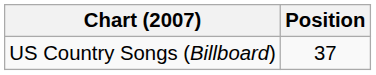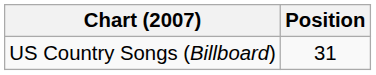(325, 52) 37 -> (325, 52) 31
